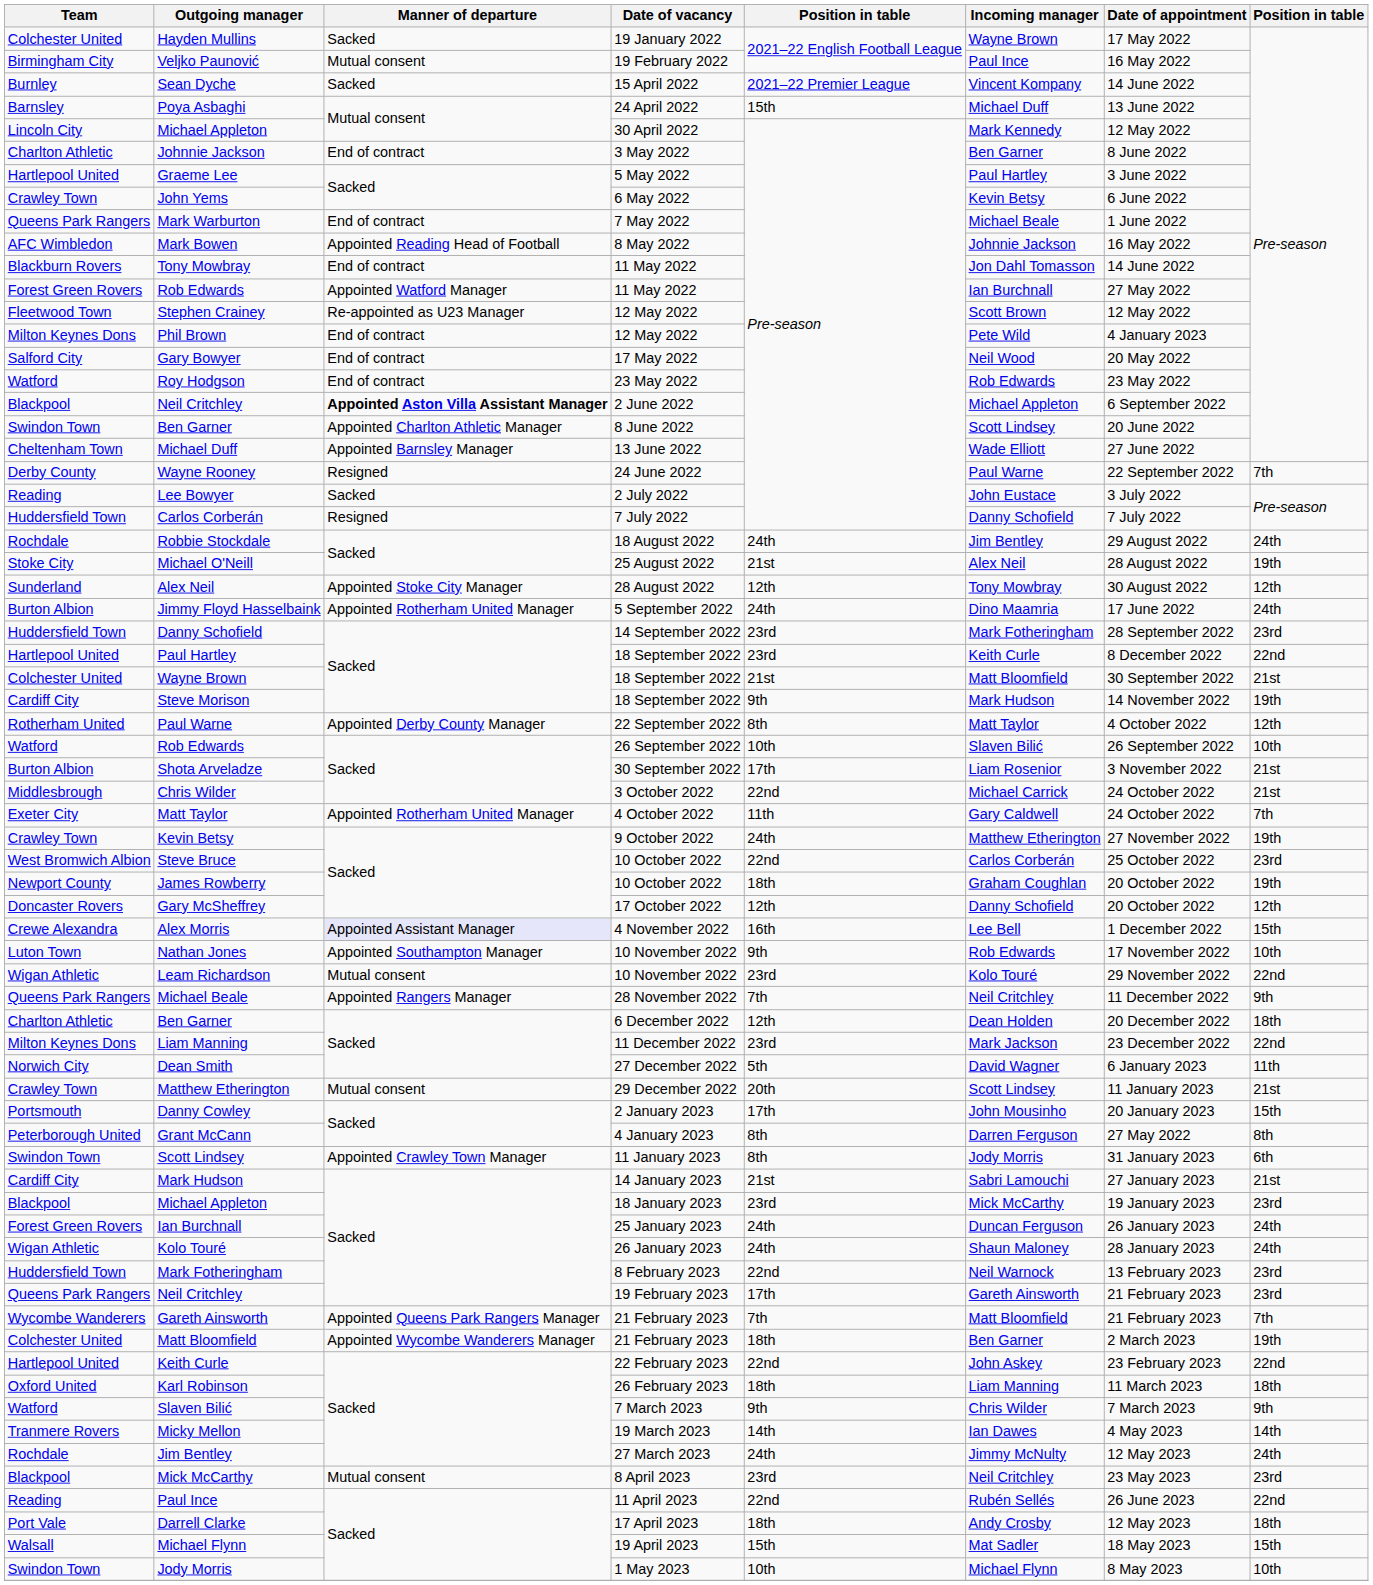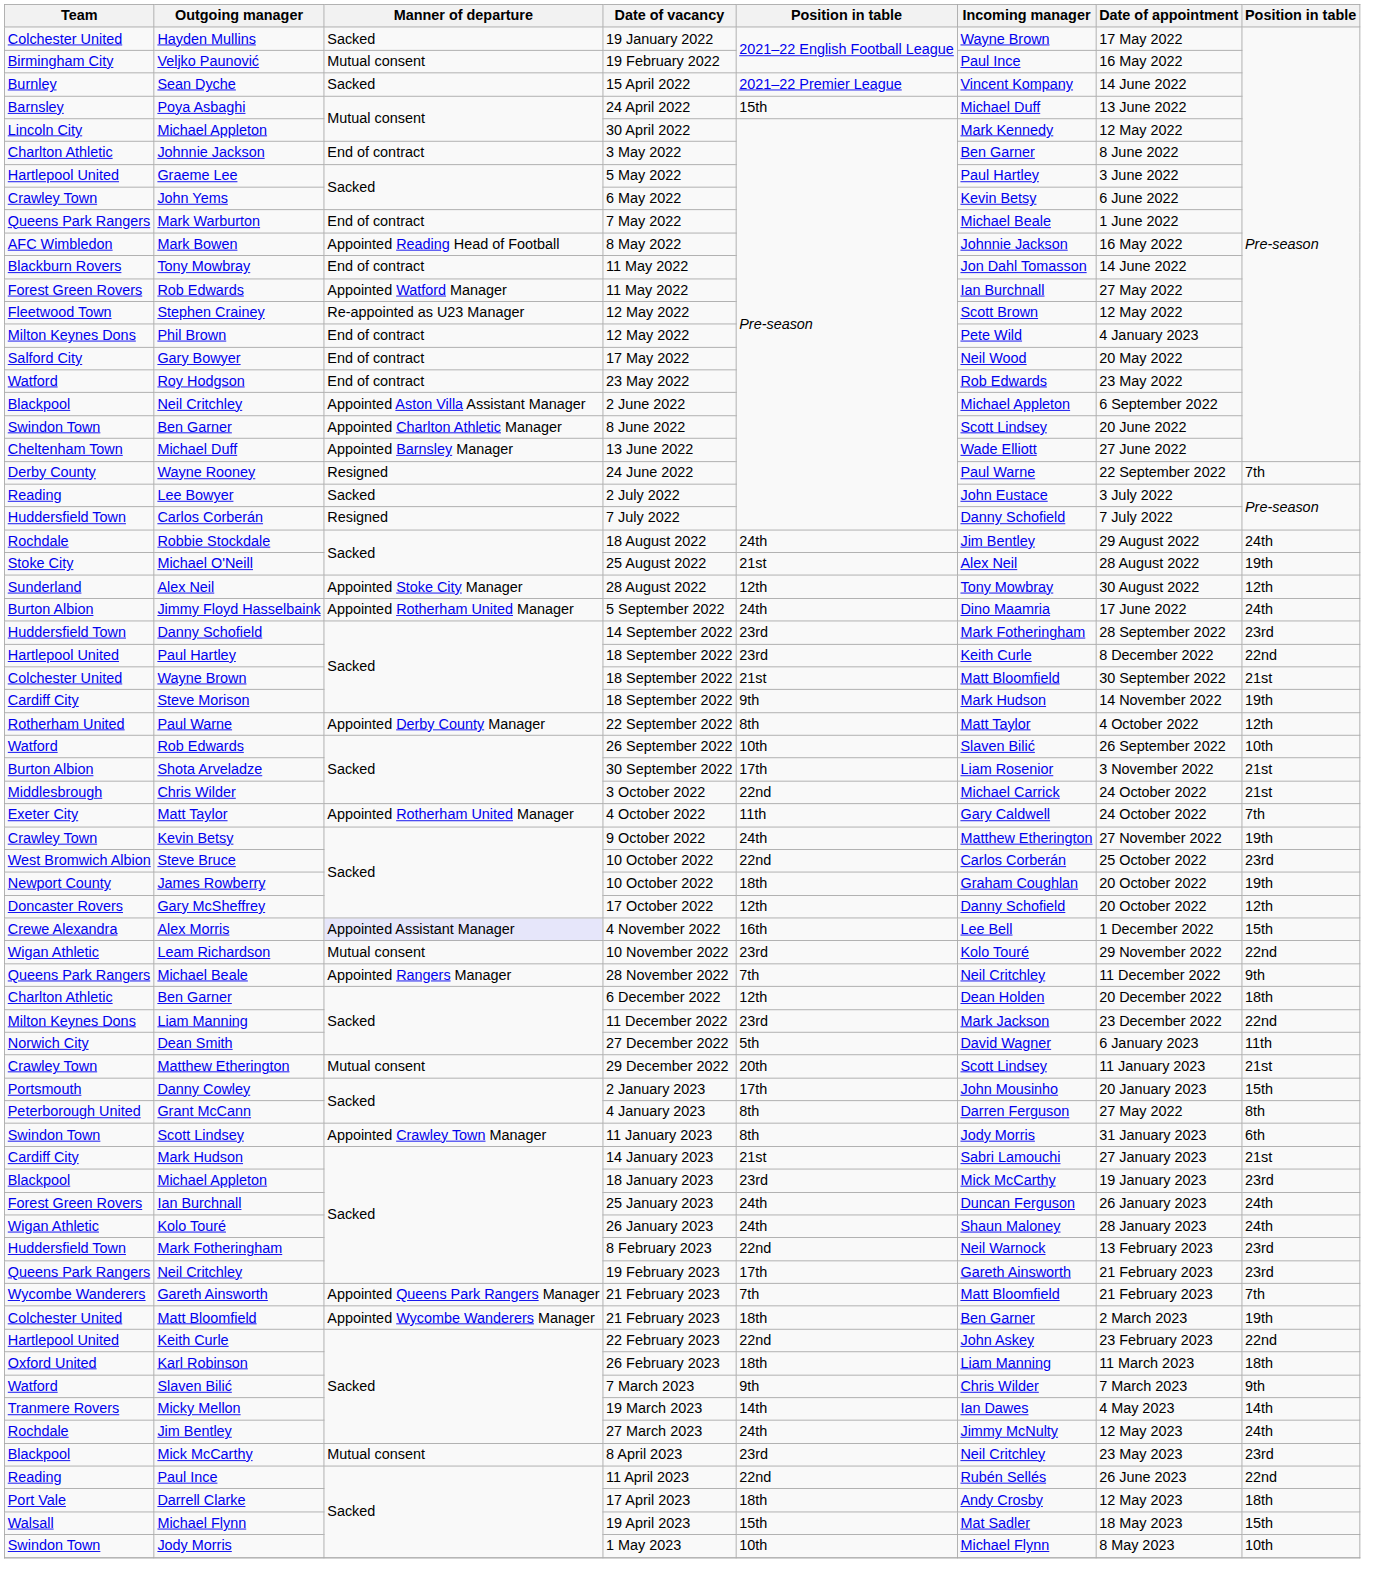(467, 404) bold -> (456, 404) normal
- row: (202, 952)
